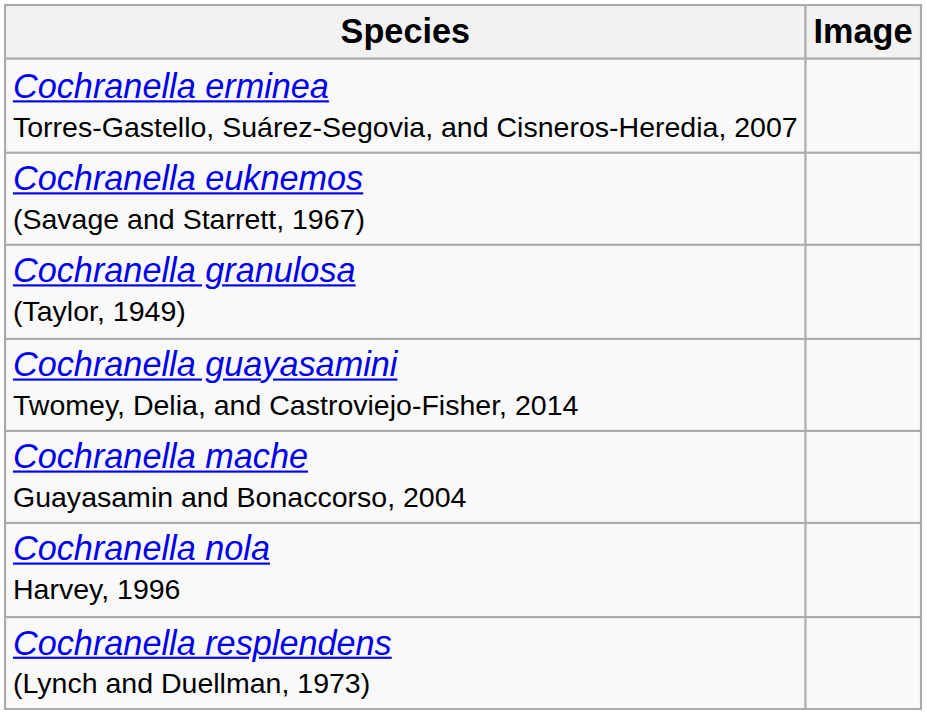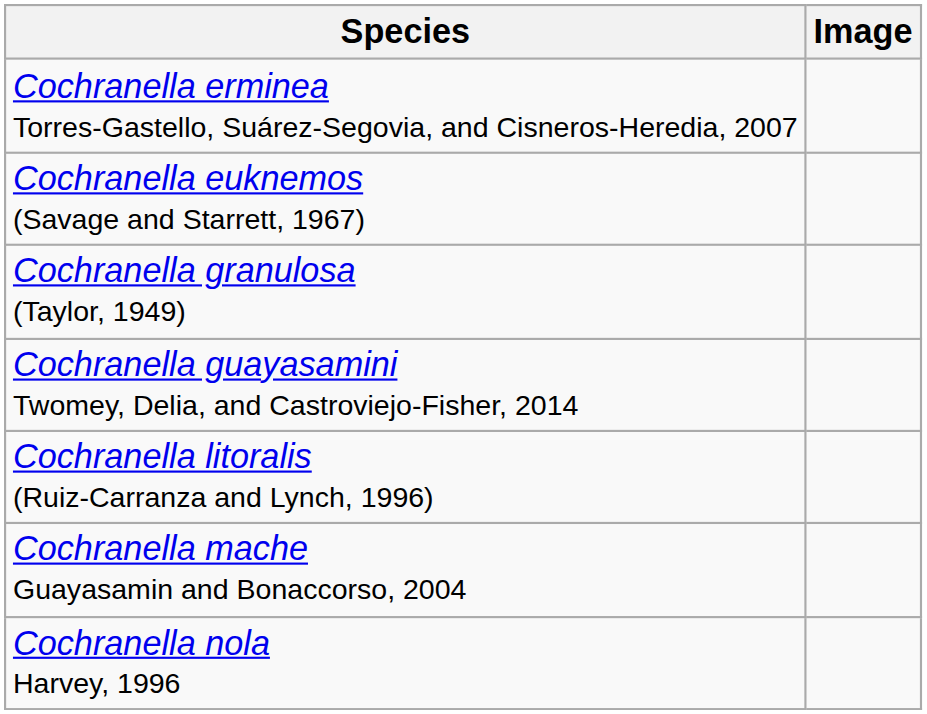+ row: (223, 476)
- row: (202, 662)
